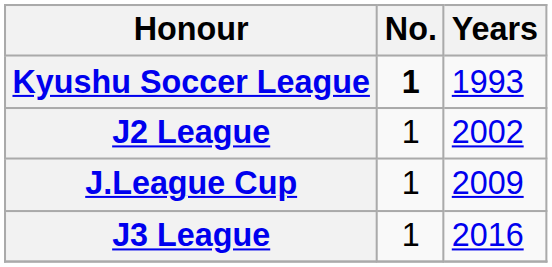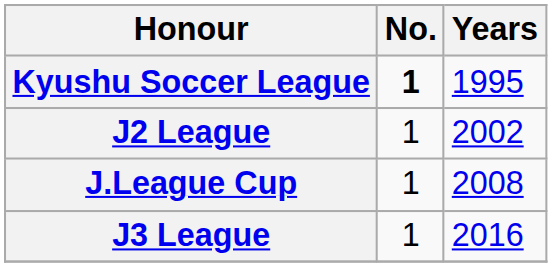(488, 81) 1993 -> (488, 81) 1995
(488, 183) 2009 -> (488, 183) 2008
